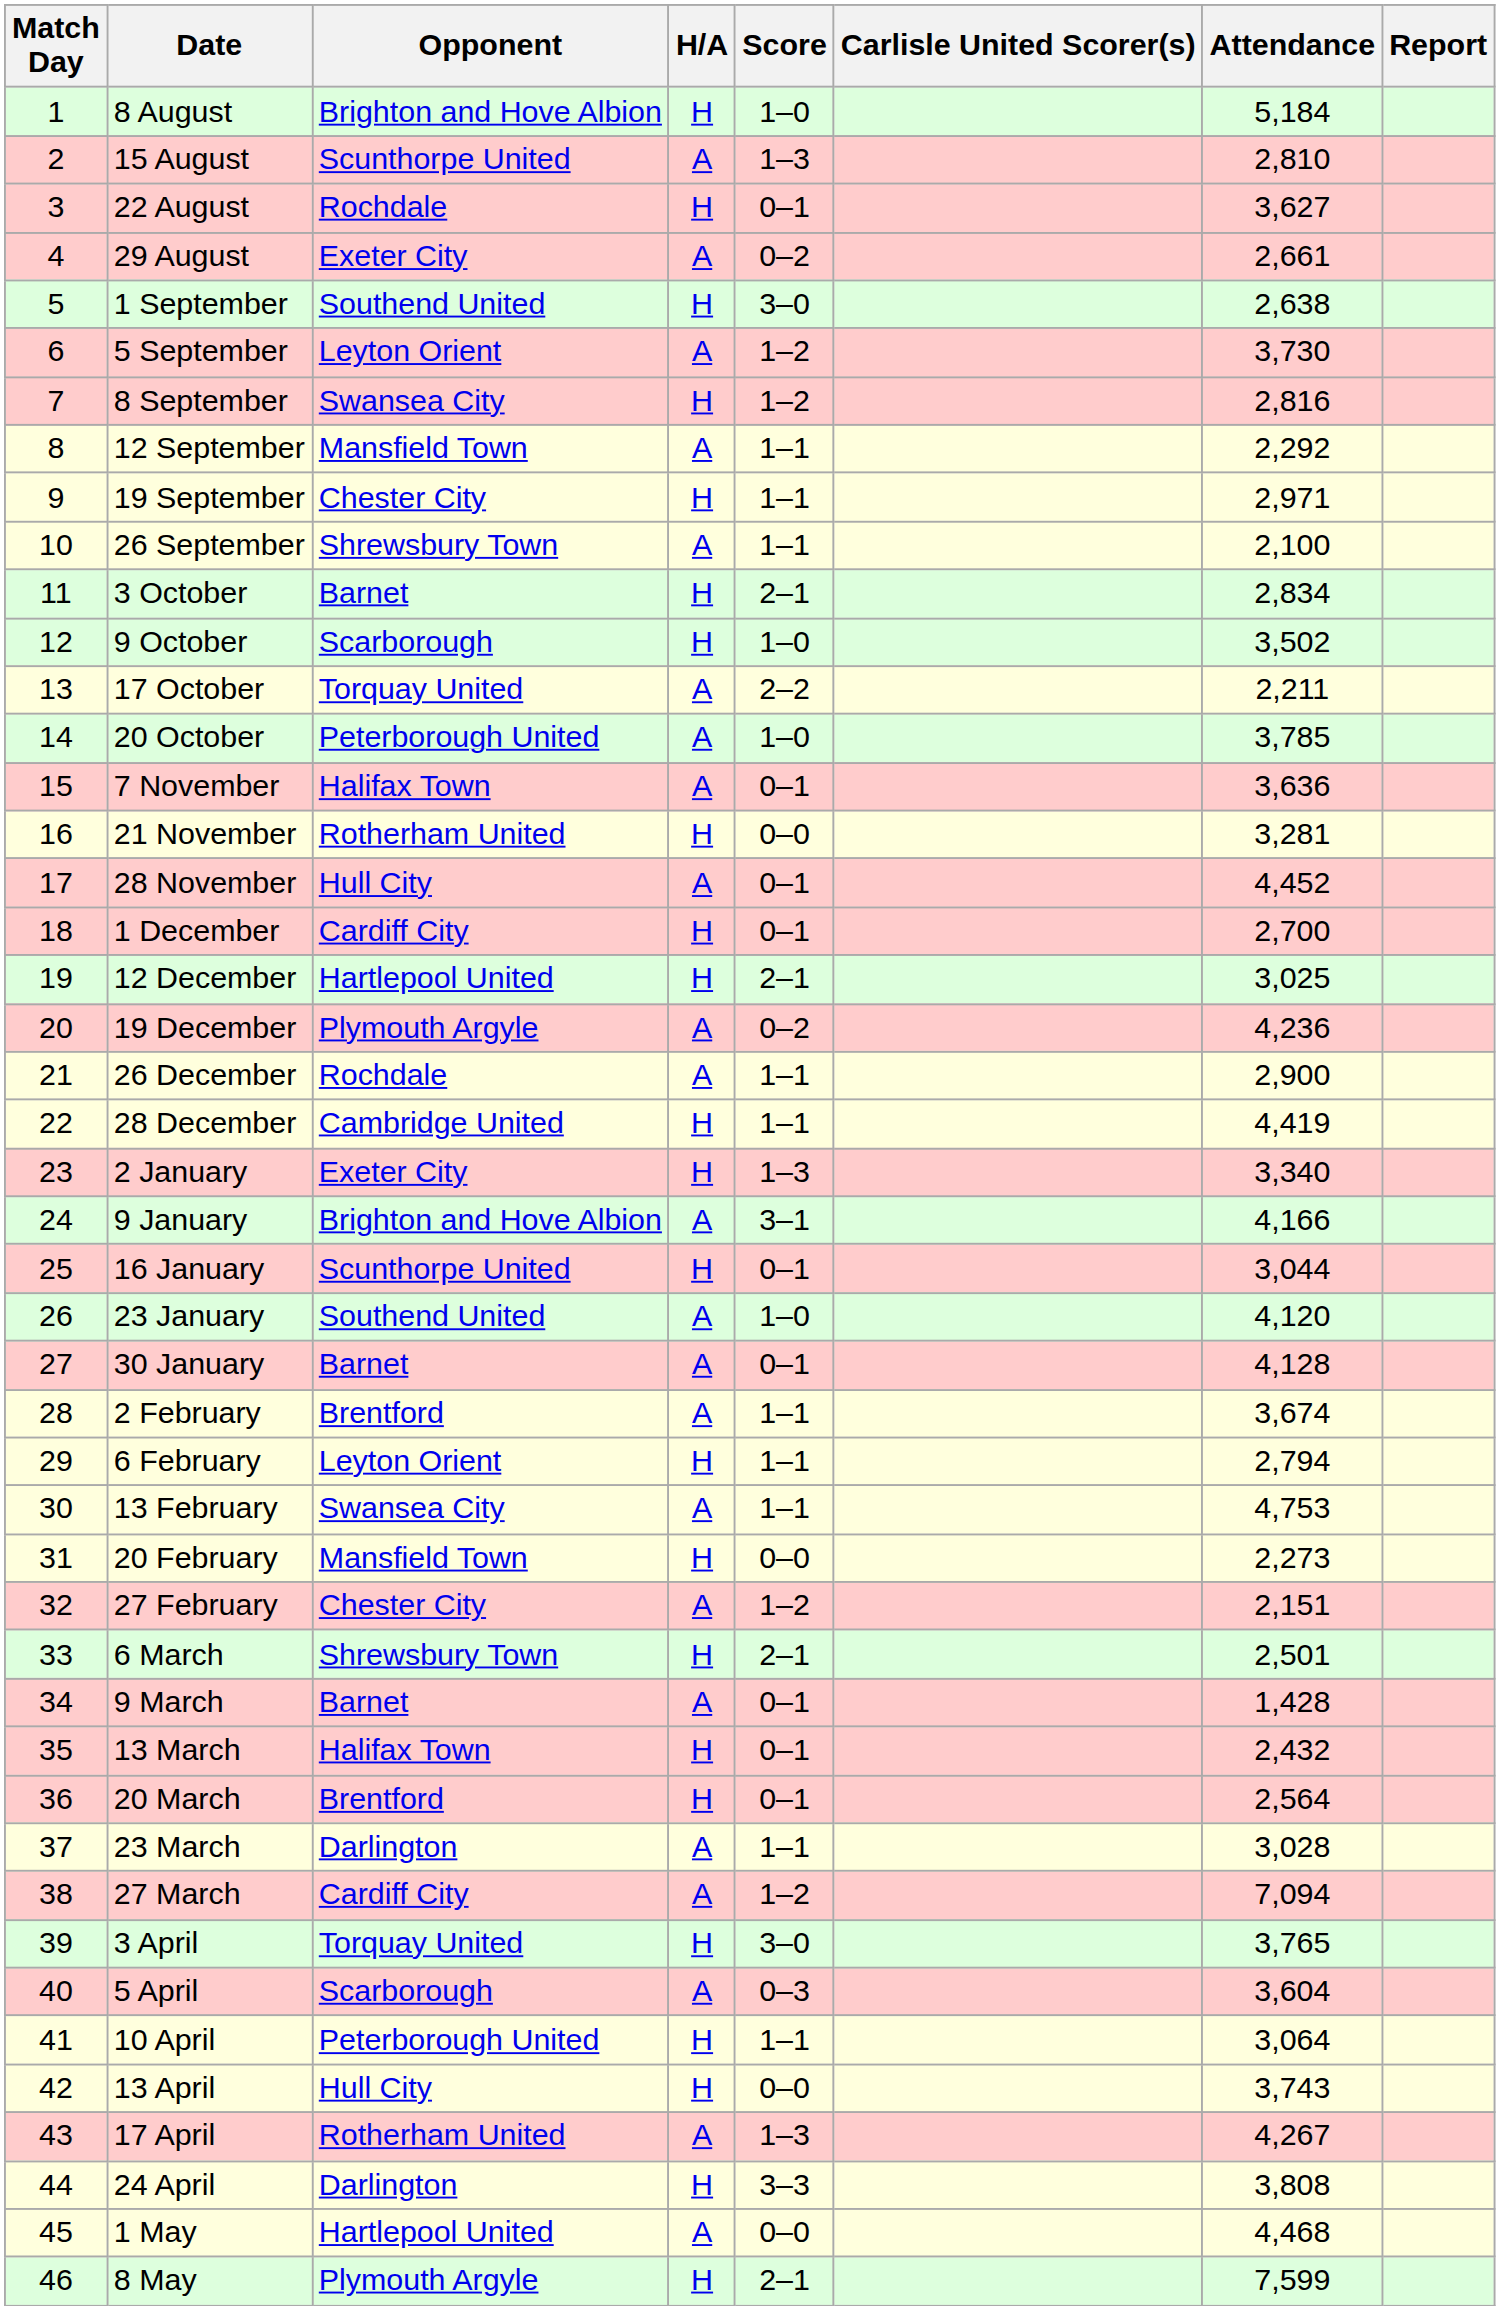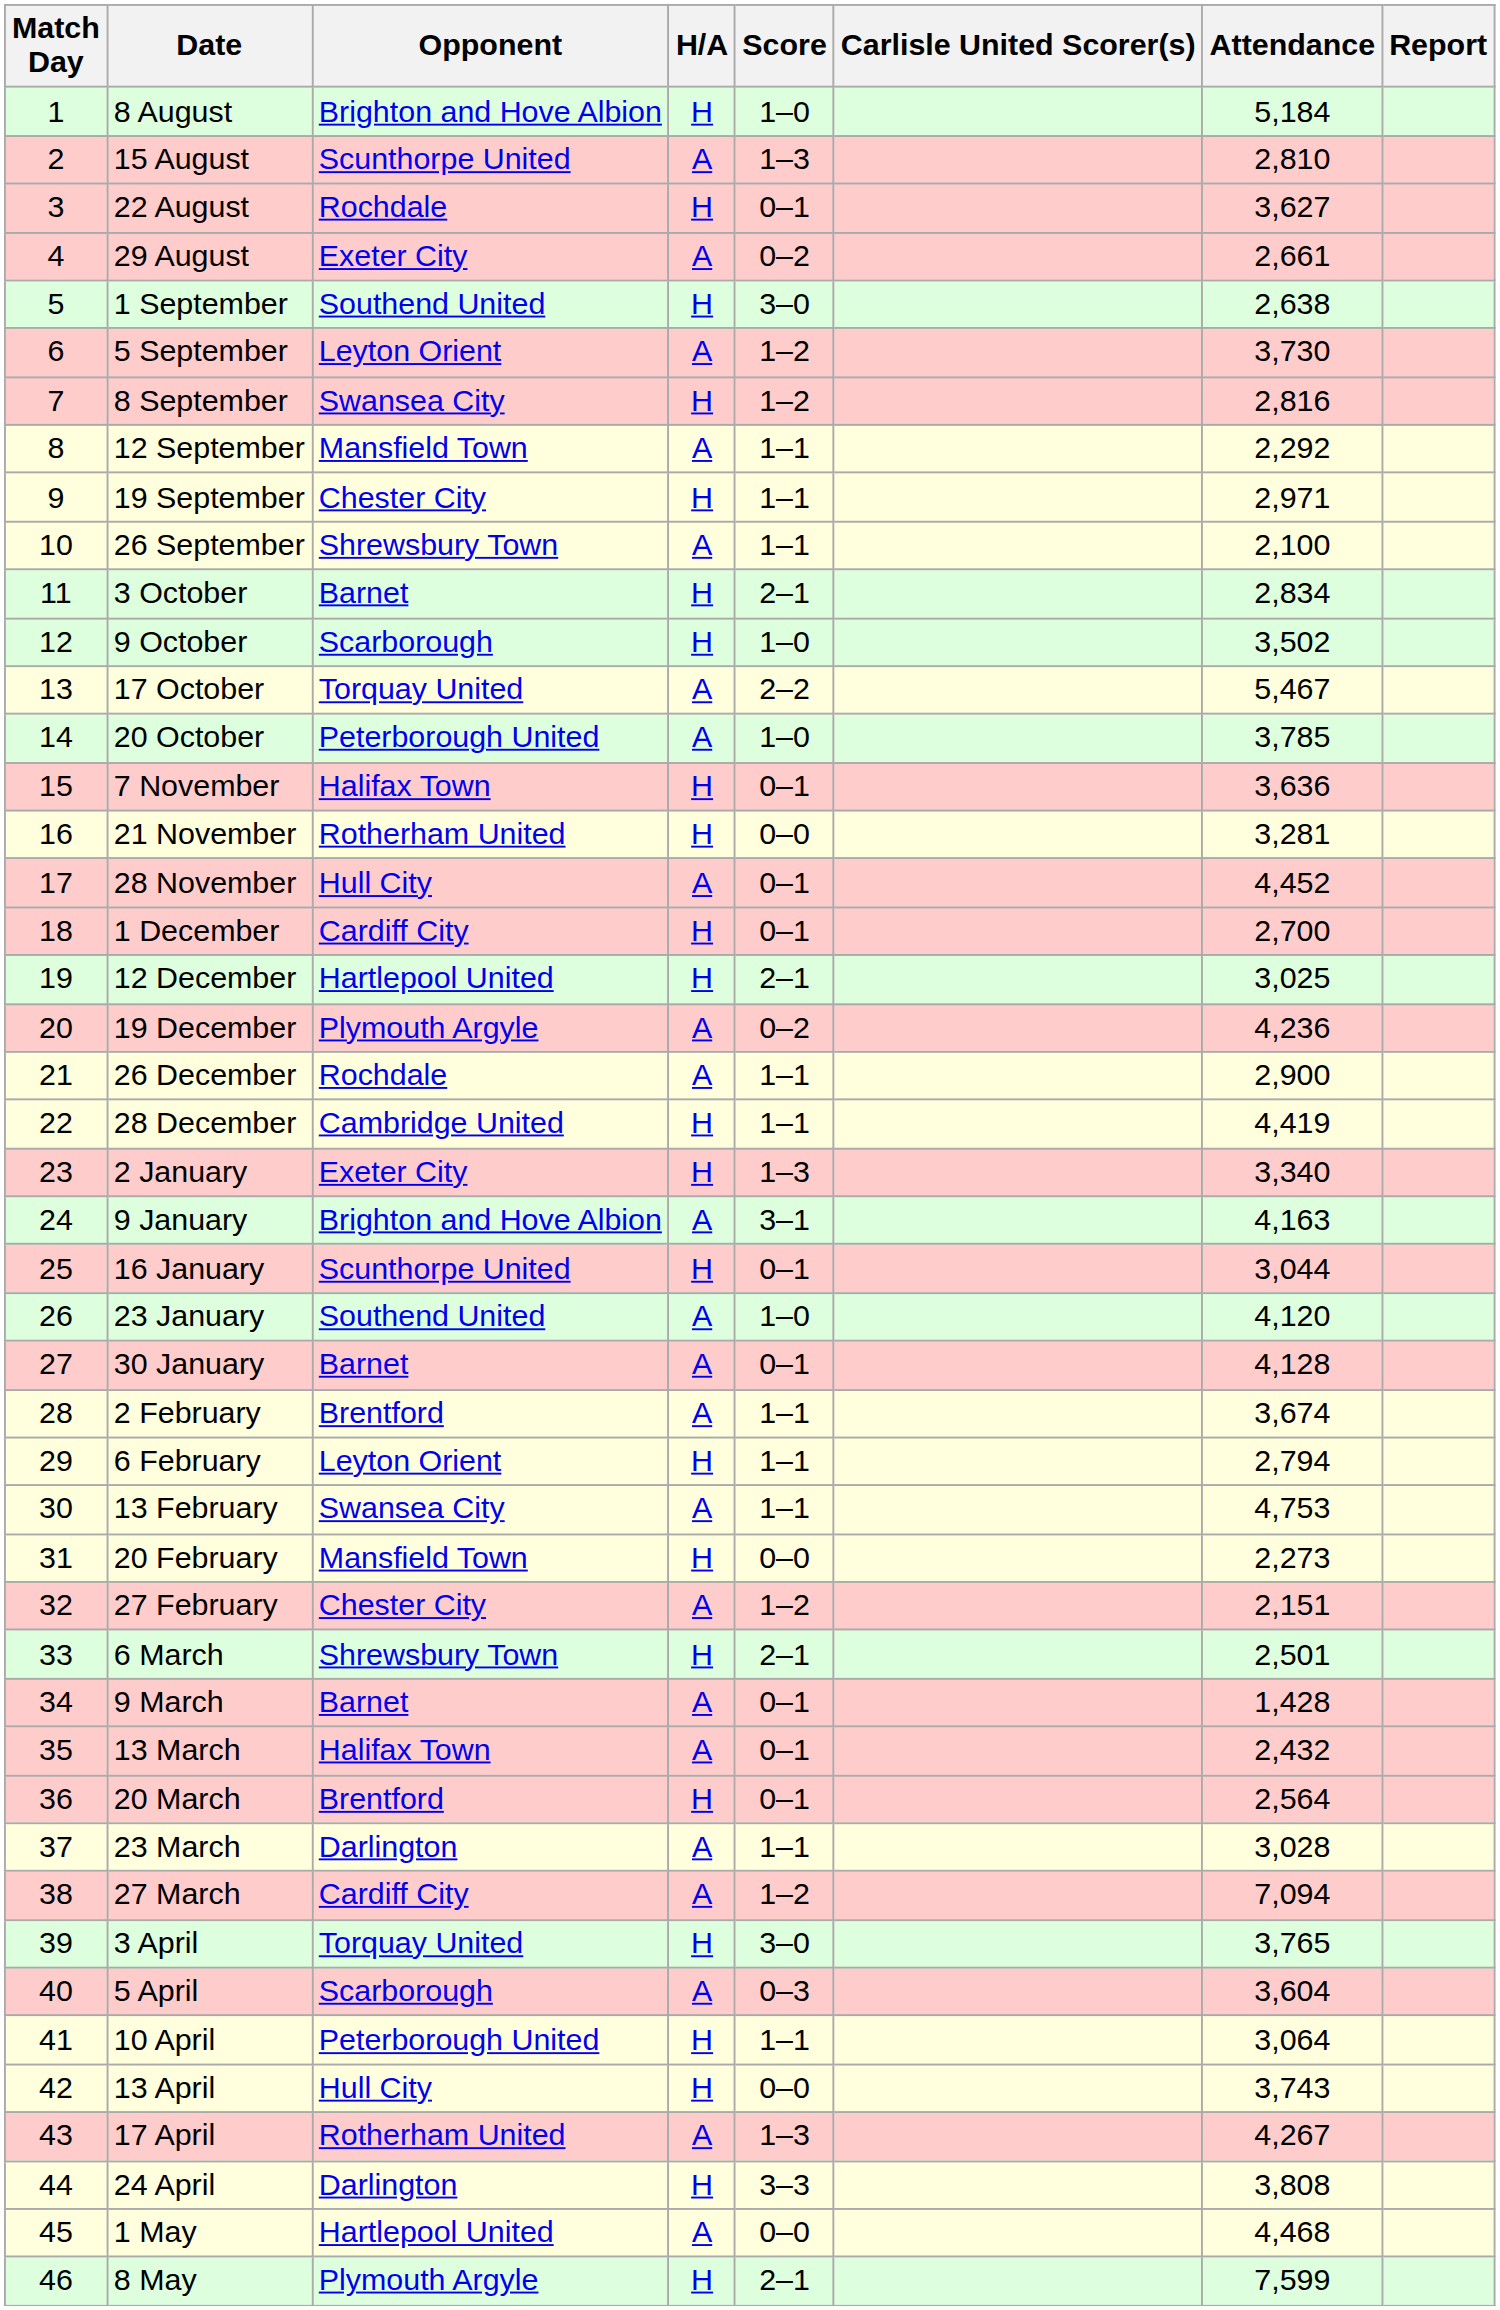(1292, 689) 2,211 -> (1292, 689) 5,467
(702, 785) A -> (702, 785) H
(1292, 1219) 4,166 -> (1292, 1219) 4,163
(702, 1750) H -> (702, 1750) A
